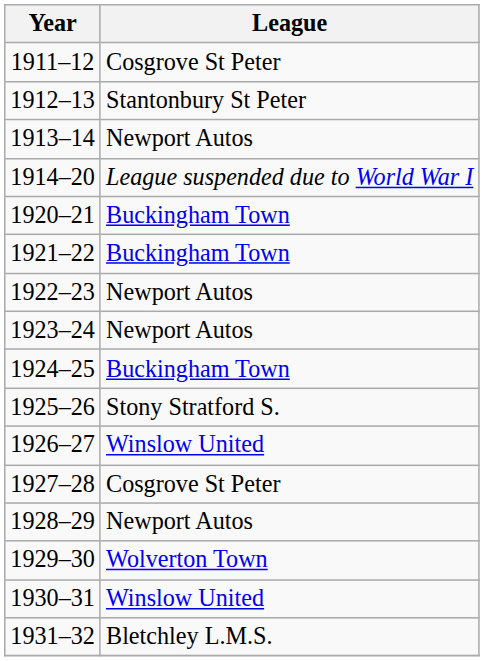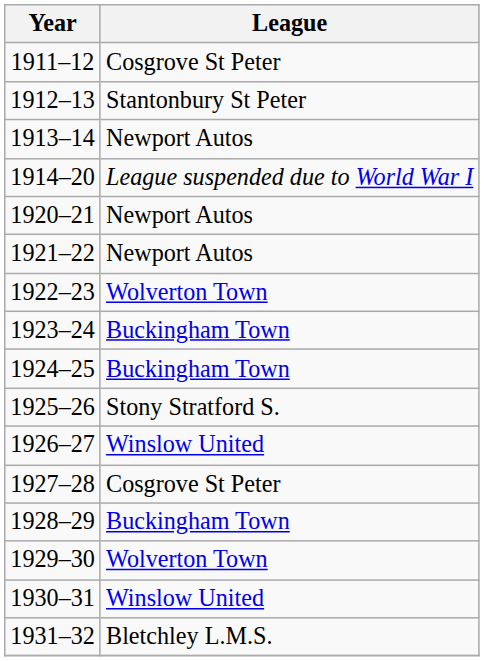(198, 215) Buckingham Town -> (180, 215) Newport Autos
(198, 253) Buckingham Town -> (180, 253) Newport Autos
(180, 291) Newport Autos -> (187, 291) Wolverton Town
(180, 330) Newport Autos -> (198, 330) Buckingham Town
(180, 521) Newport Autos -> (198, 521) Buckingham Town
